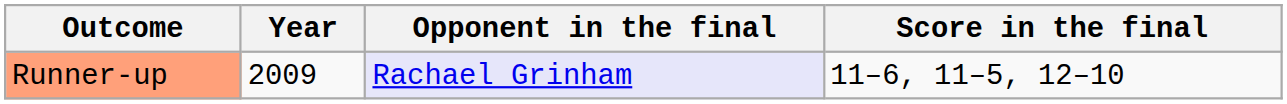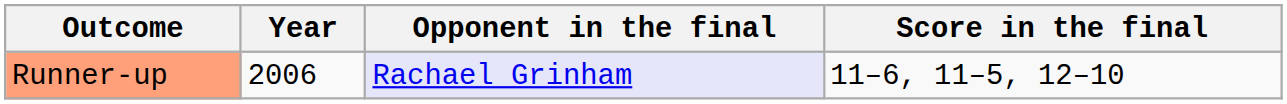(282, 76) 2009 -> (282, 76) 2006
